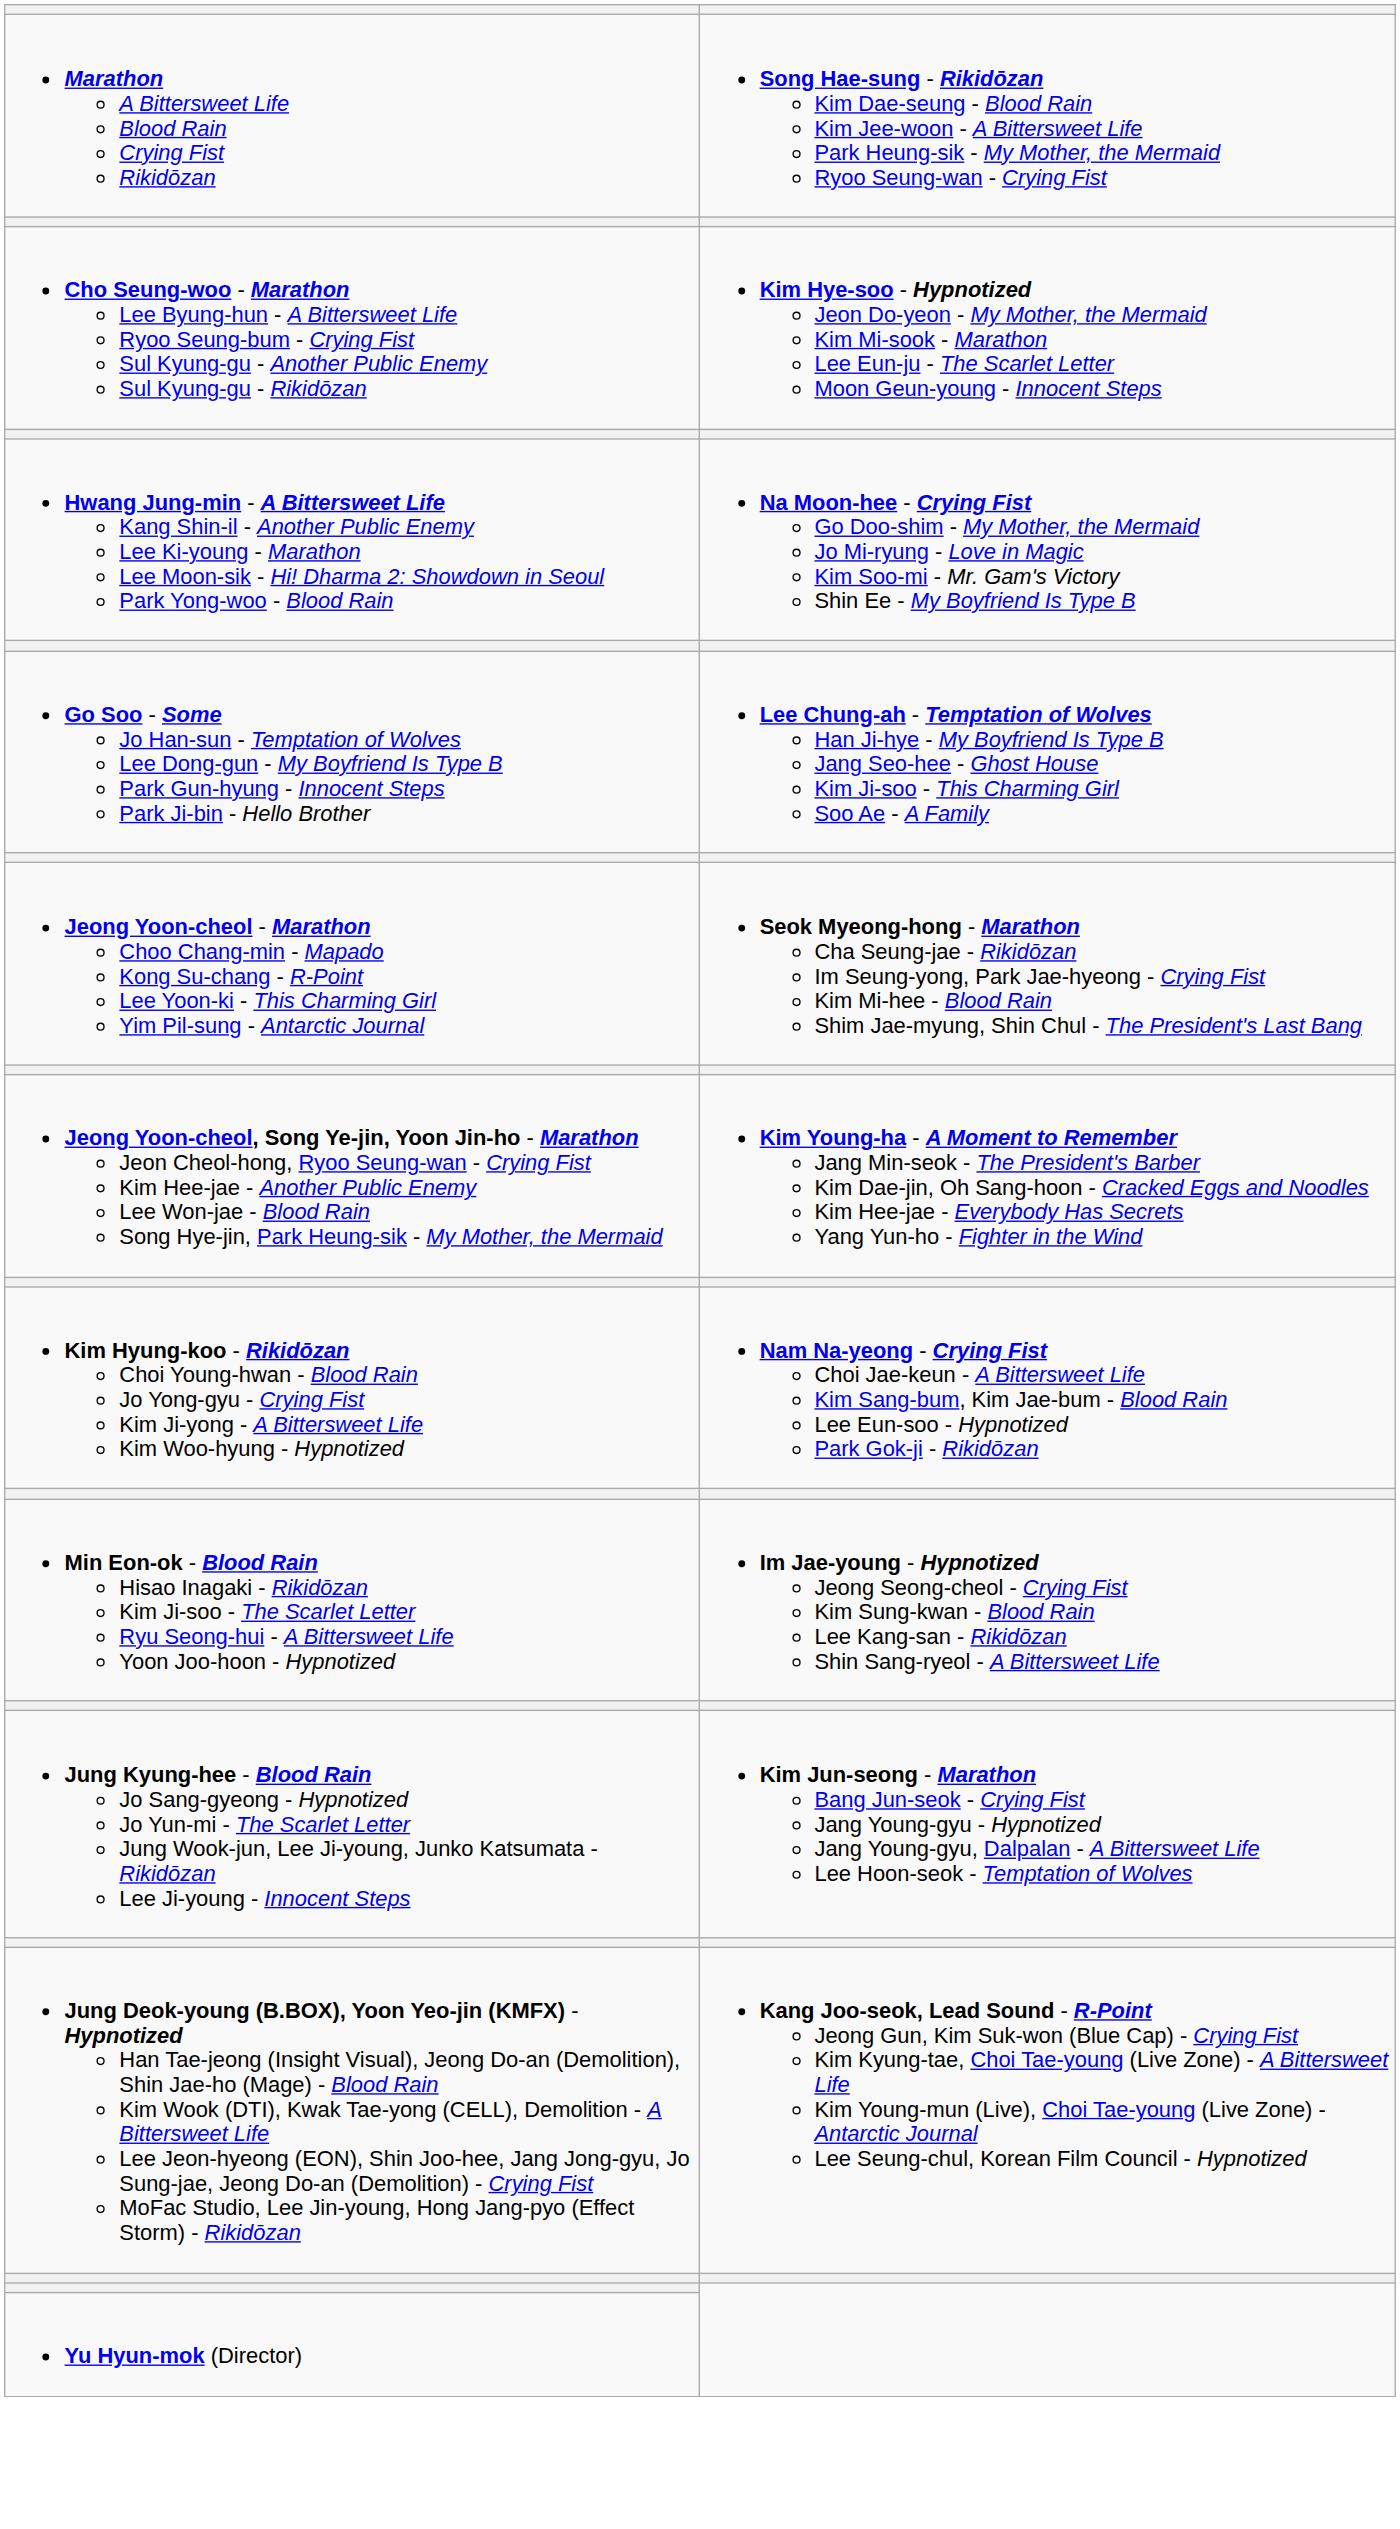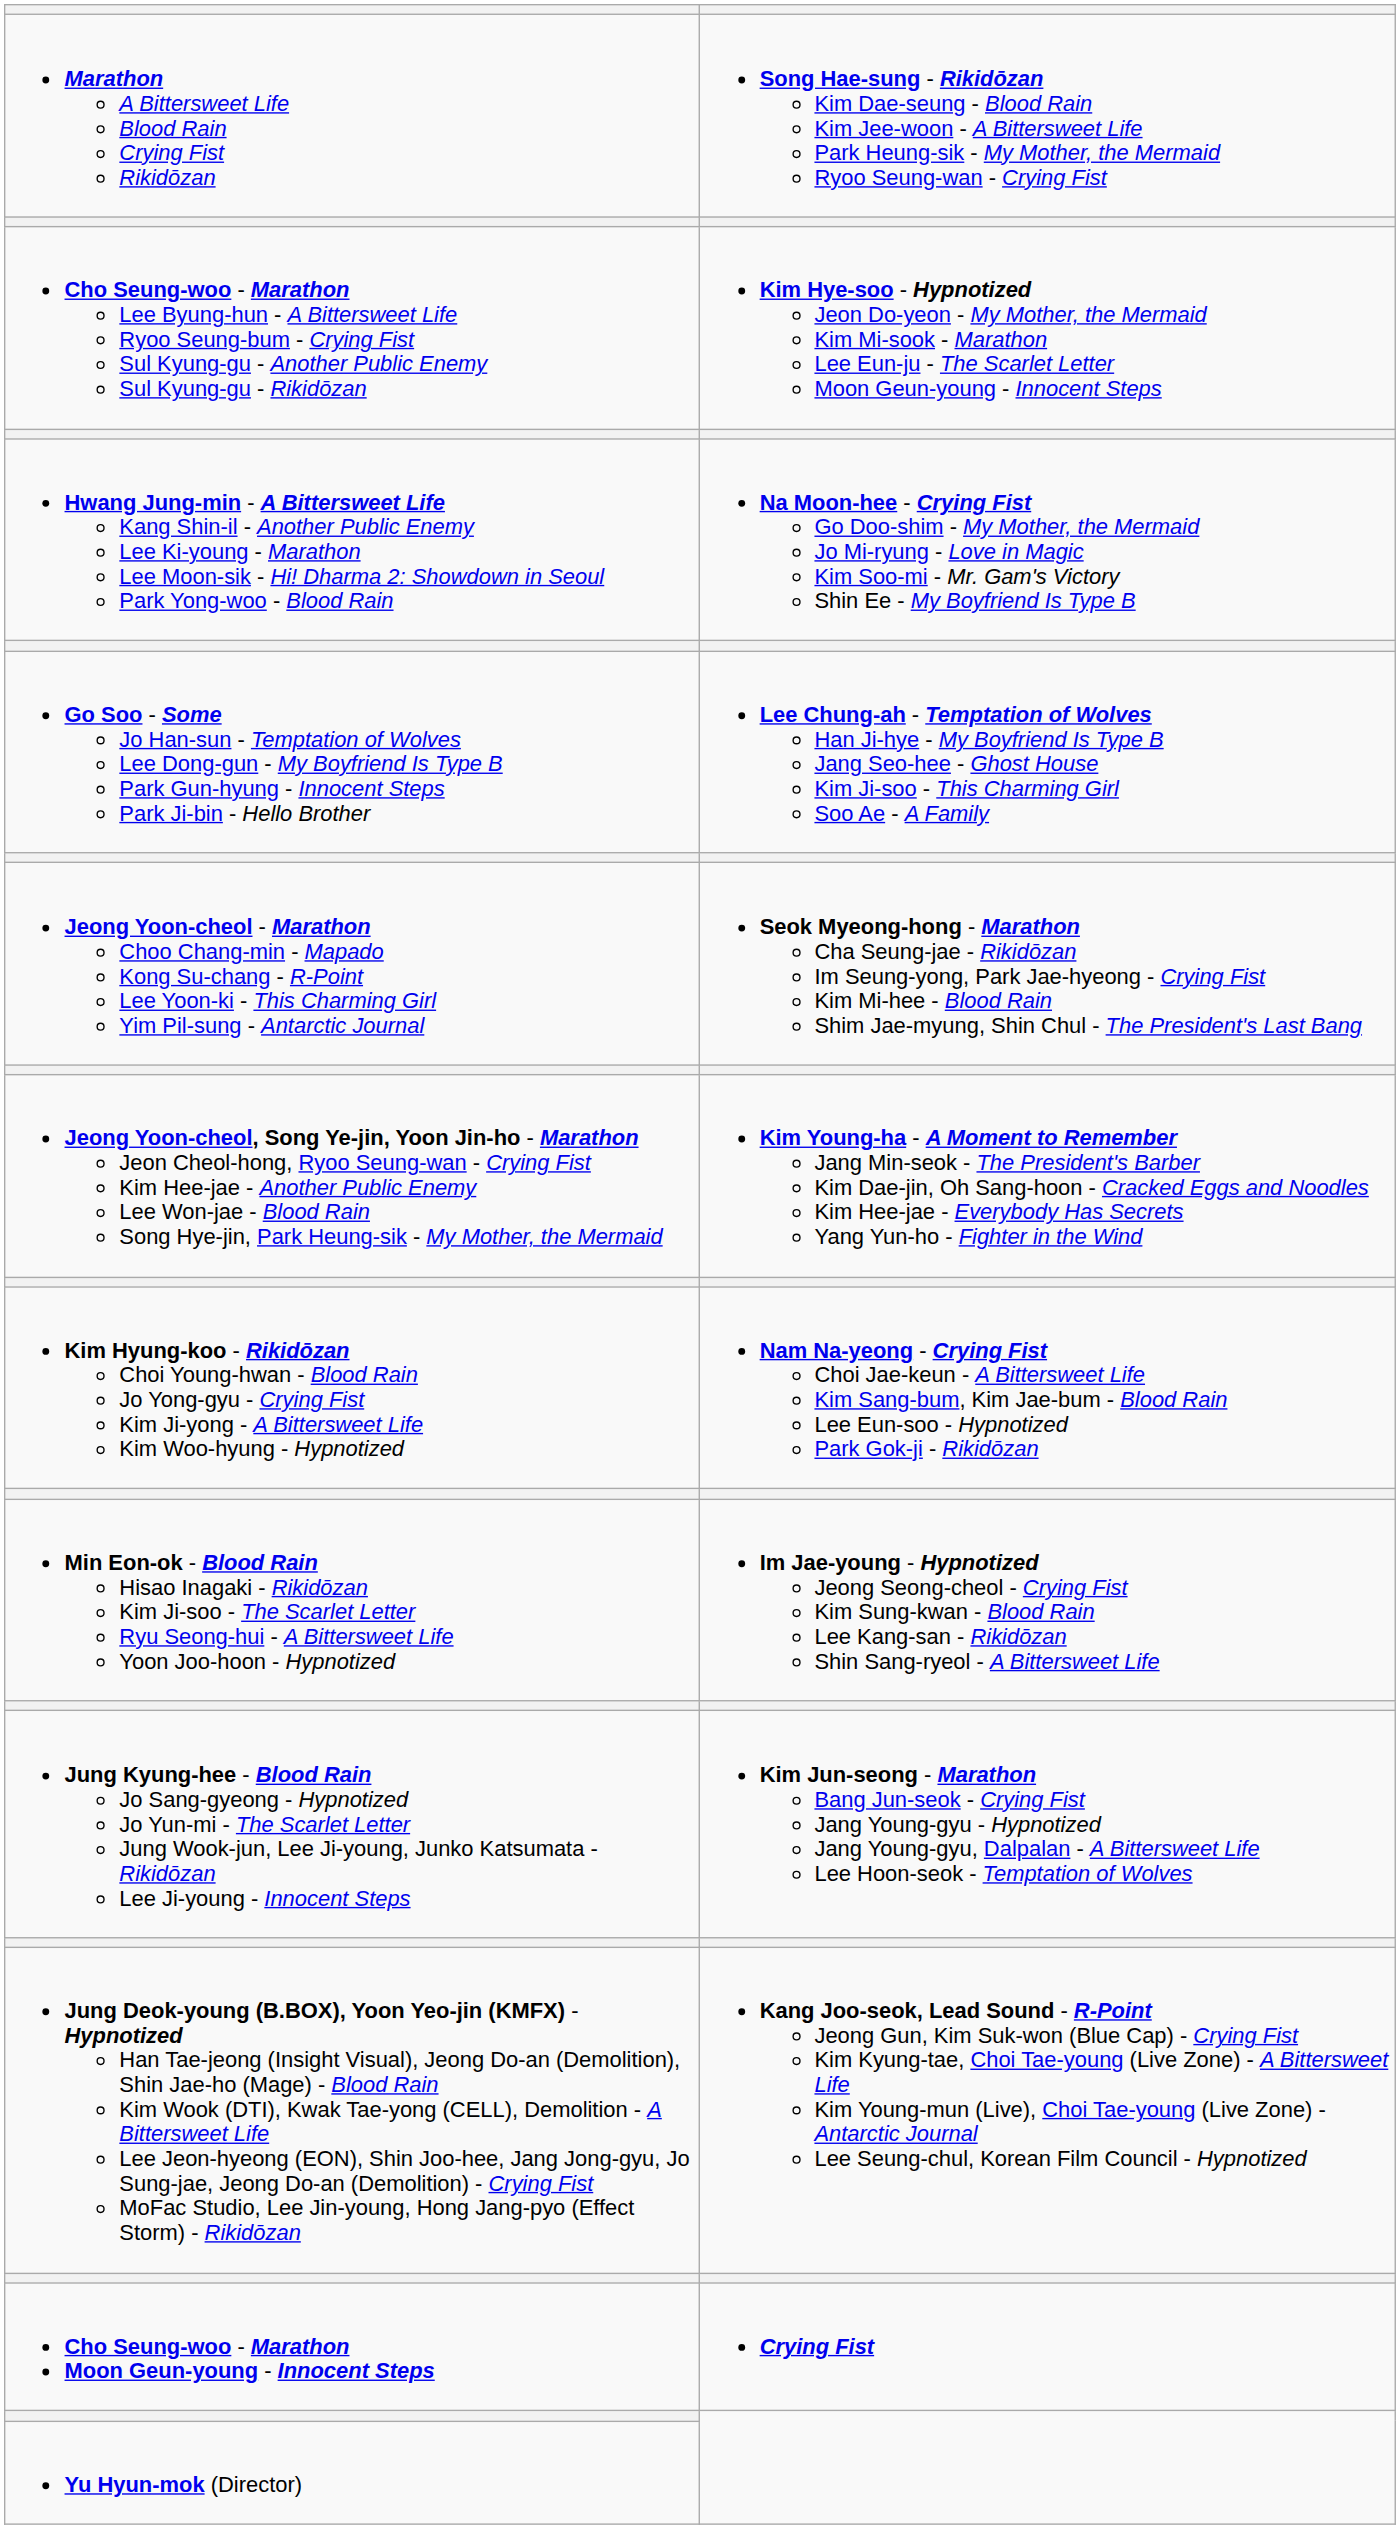+ row: (352, 2359)
